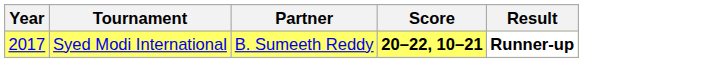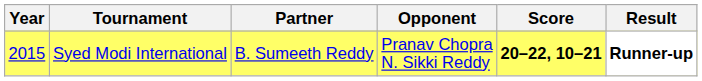+ column: (437, 18)
(27, 44) 2017 -> (27, 53) 2015
